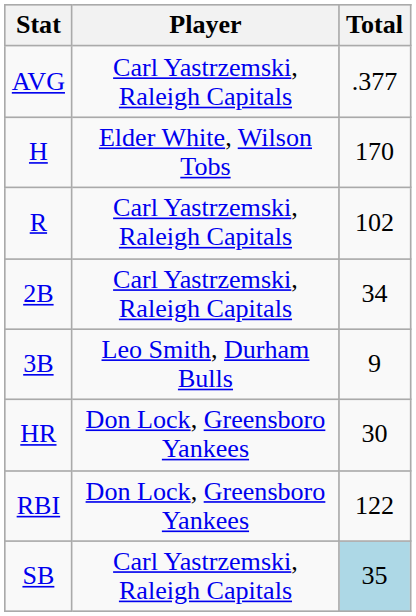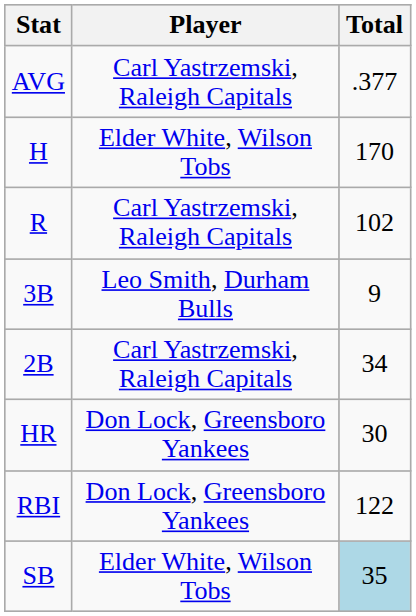rows swapped: (38, 293) <-> (38, 364)
(205, 576) Carl Yastrzemski, Raleigh Capitals -> (205, 576) Elder White, Wilson Tobs
